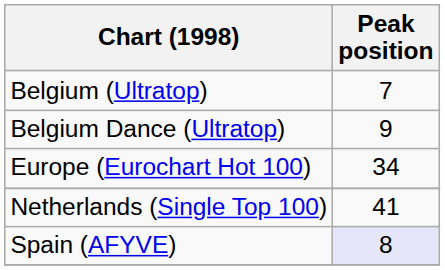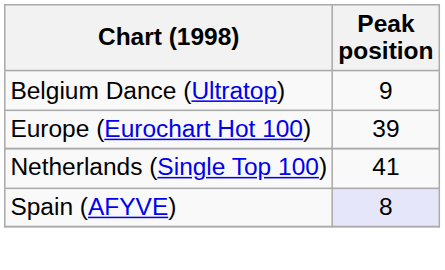- row: (109, 90)
(386, 167) 34 -> (386, 129) 39
